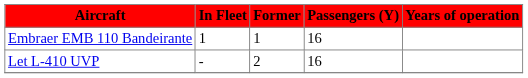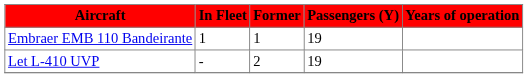(314, 38) 16 -> (314, 38) 19
(314, 61) 16 -> (314, 61) 19
